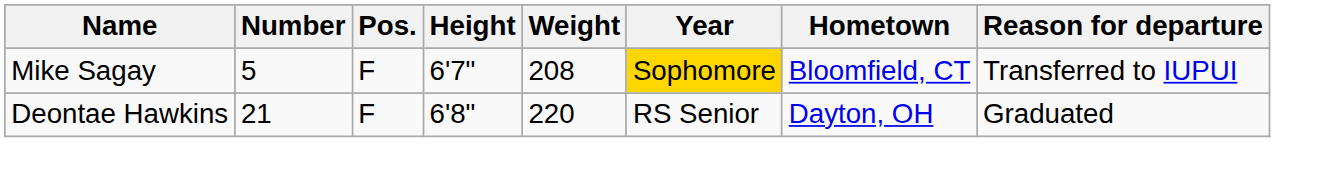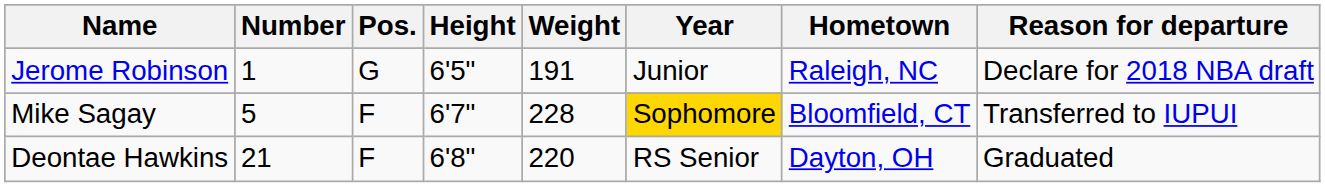+ row: (120, 70)
(552, 70) 208 -> (552, 114) 228
